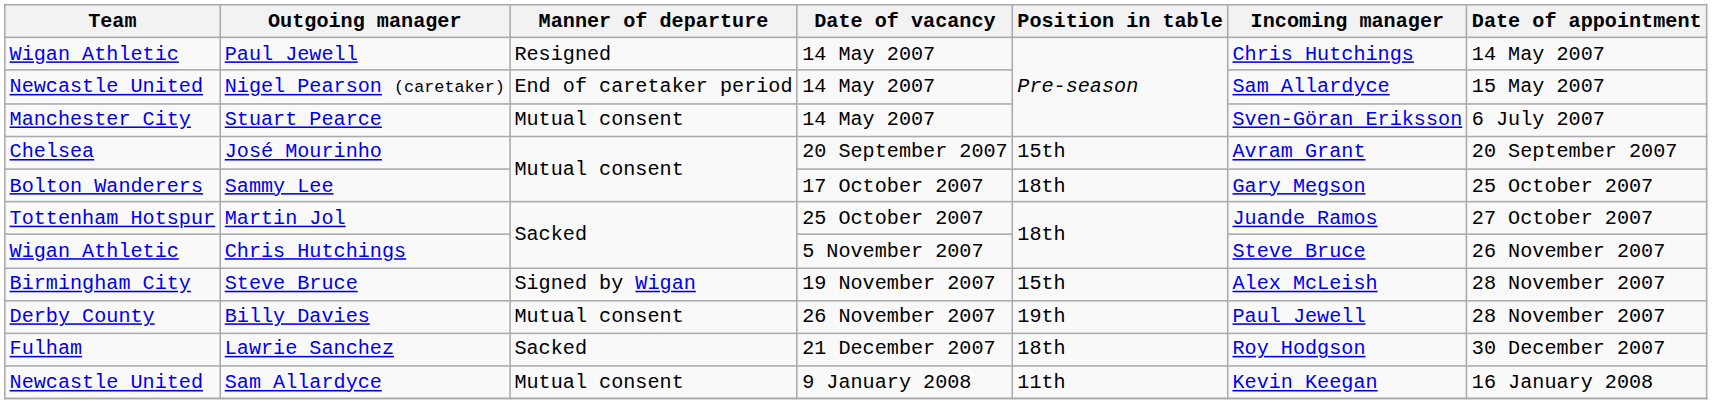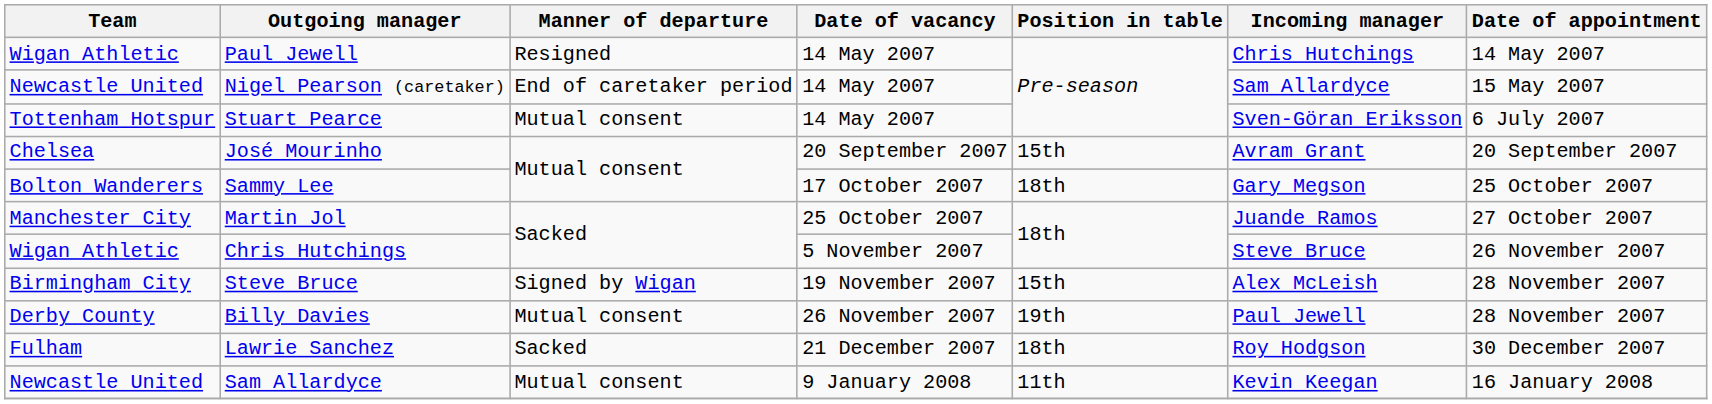(100, 120) Manchester City -> (112, 120) Tottenham Hotspur
(112, 218) Tottenham Hotspur -> (100, 218) Manchester City
